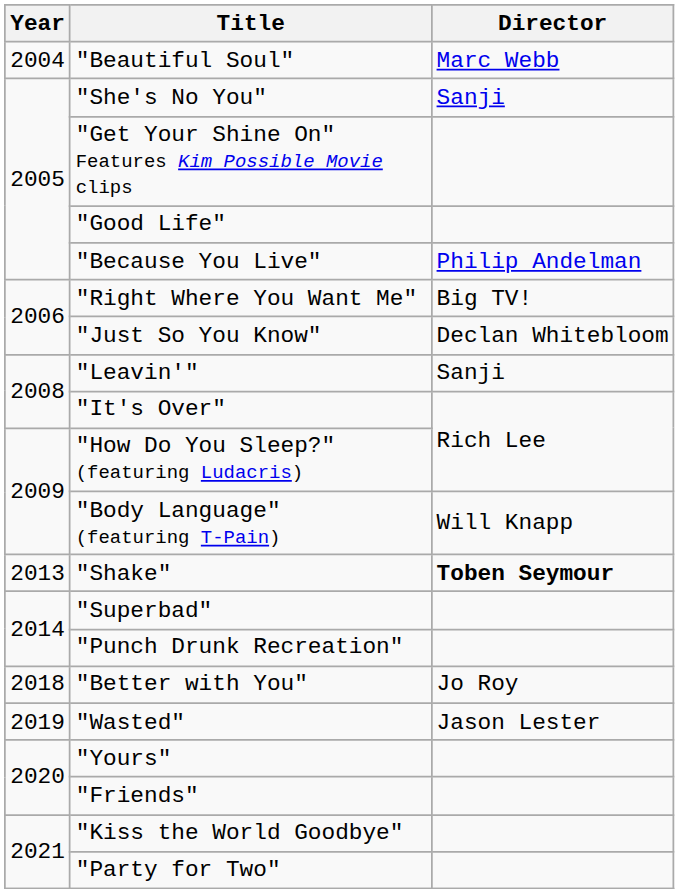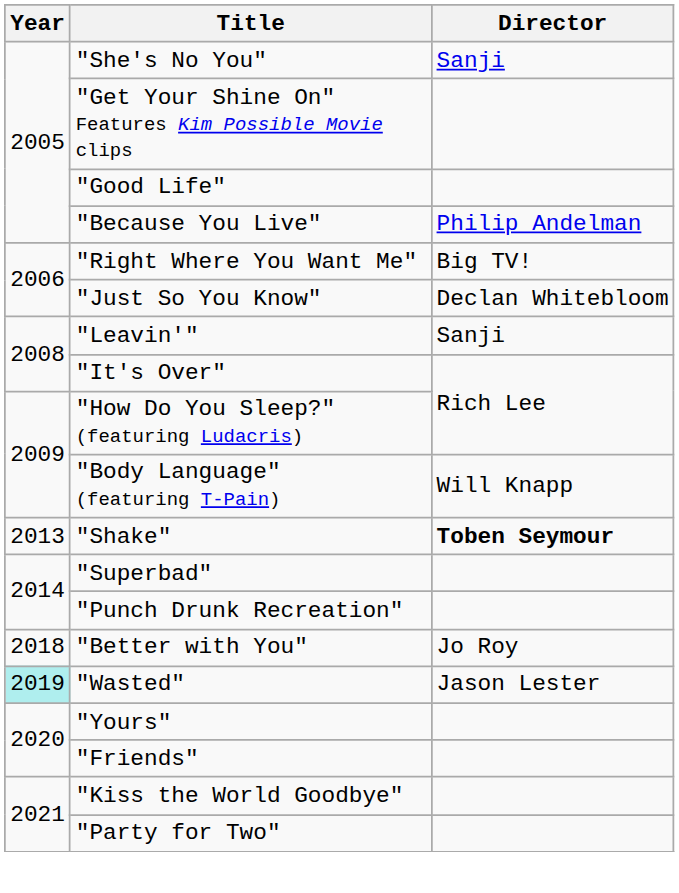- row: (185, 60)
(38, 722) no background -> (38, 685) paleturquoise background
